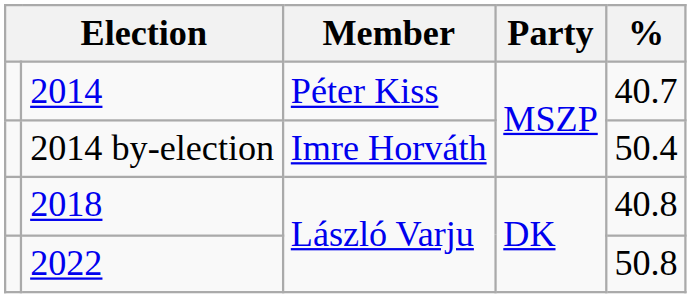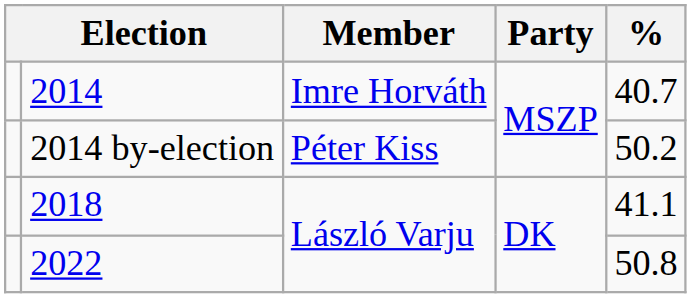(365, 90) Péter Kiss -> (389, 90) Imre Horváth
(389, 147) Imre Horváth -> (365, 147) Péter Kiss
(646, 147) 50.4 -> (646, 147) 50.2
(646, 205) 40.8 -> (646, 205) 41.1
